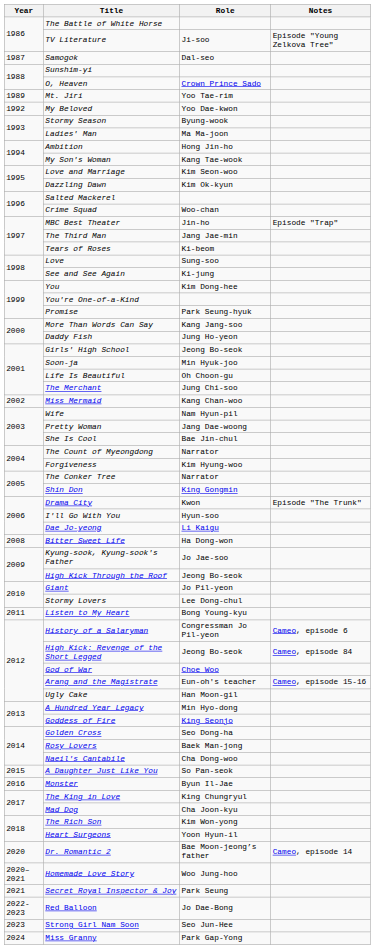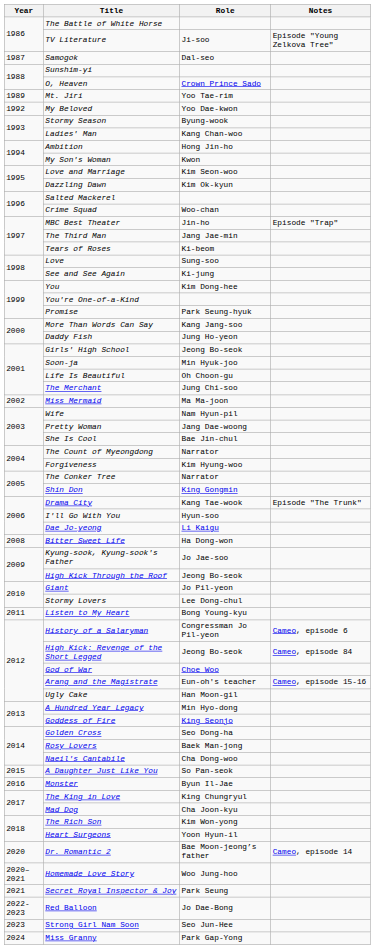(205, 134) Ma Ma-joon -> (212, 134) Kang Chan-woo
(212, 159) Kang Tae-wook -> (191, 159) Kwon
(212, 401) Kang Chan-woo -> (205, 401) Ma Ma-joon
(191, 503) Kwon -> (212, 503) Kang Tae-wook
